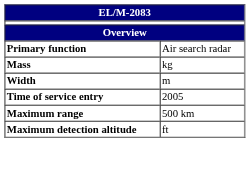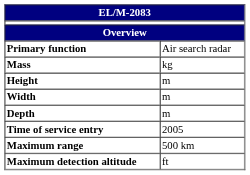+ row: (22, 81)
+ row: (21, 113)
